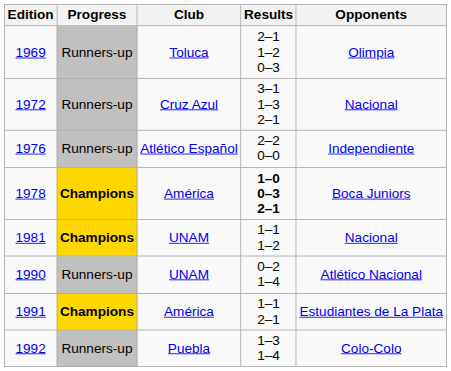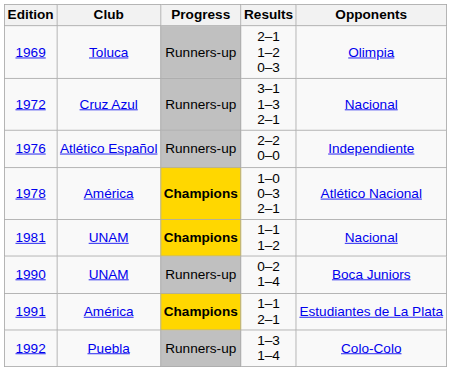columns swapped: (189, 15) <-> (97, 15)
(269, 193) bold -> (269, 193) normal
(371, 193) Boca Juniors -> (371, 193) Atlético Nacional
(371, 274) Atlético Nacional -> (371, 274) Boca Juniors
